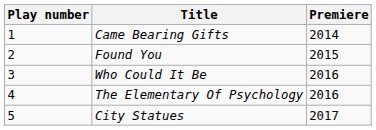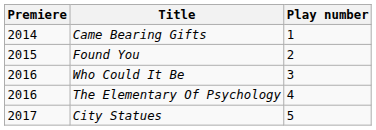columns swapped: (48, 15) <-> (339, 15)
